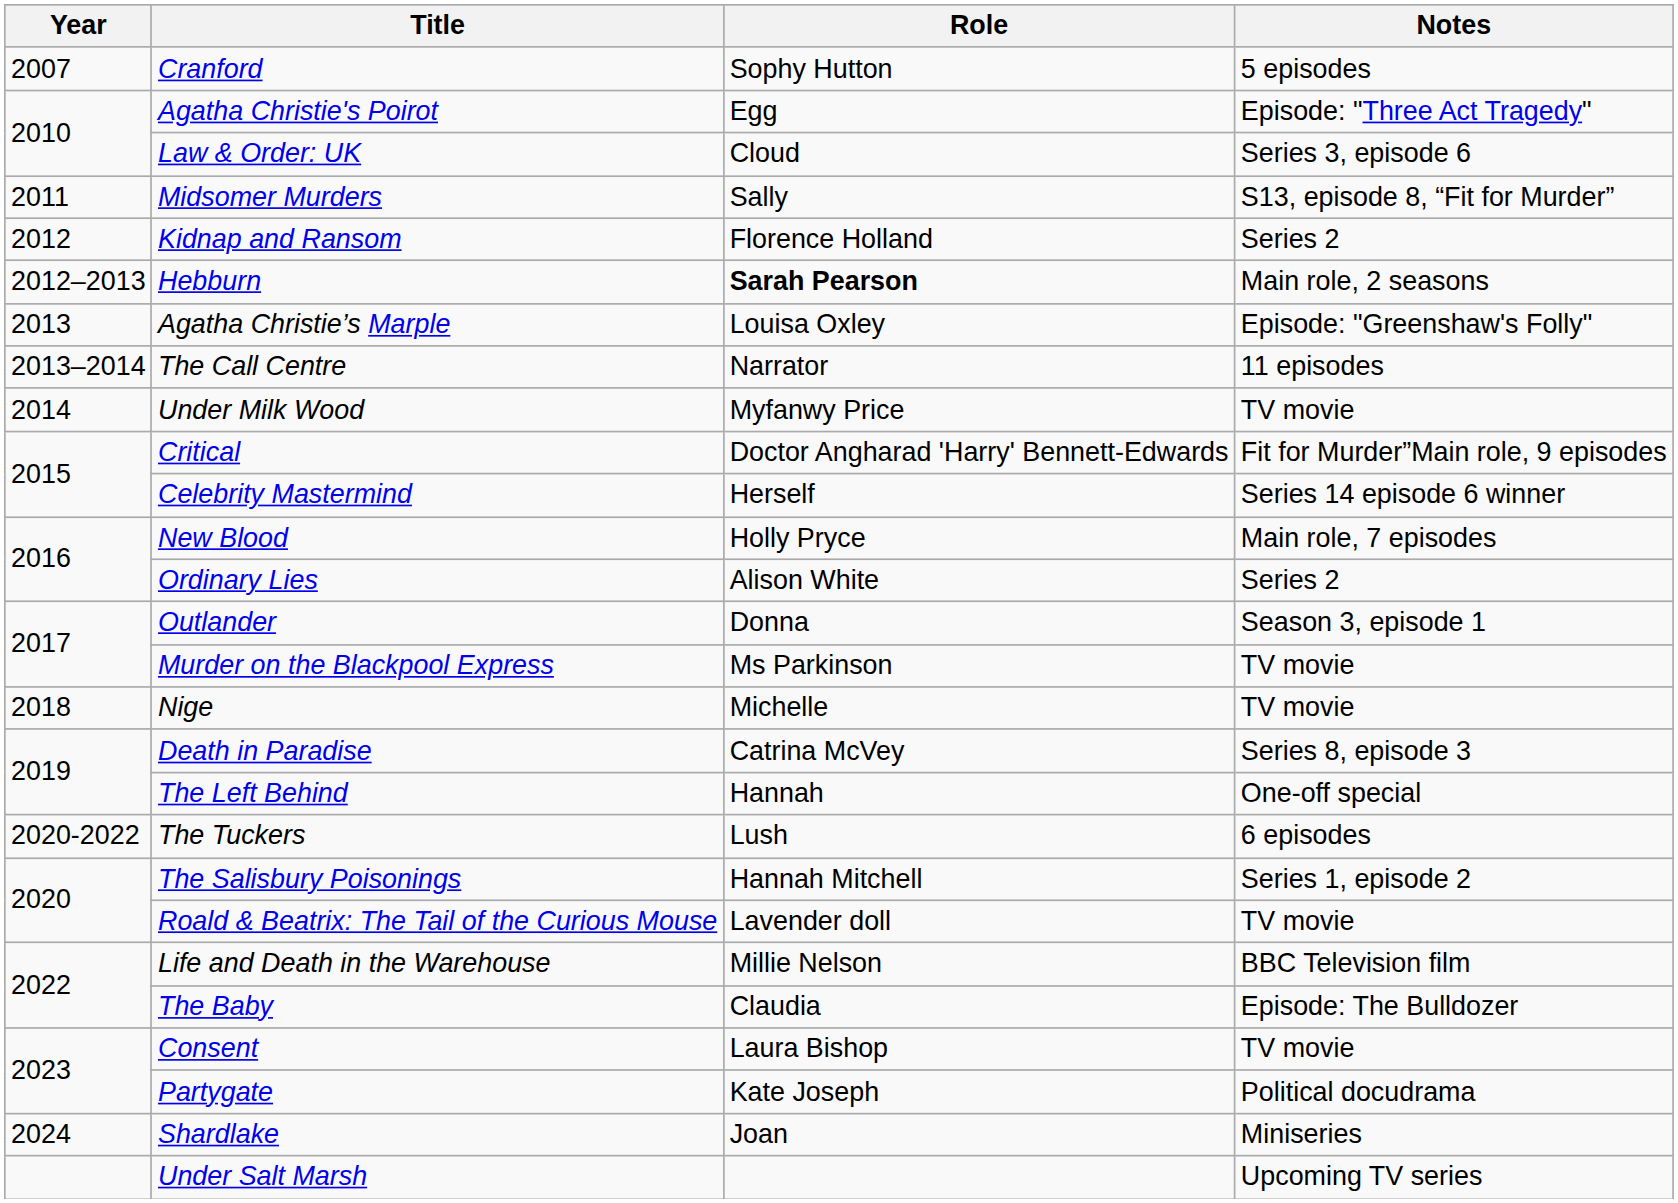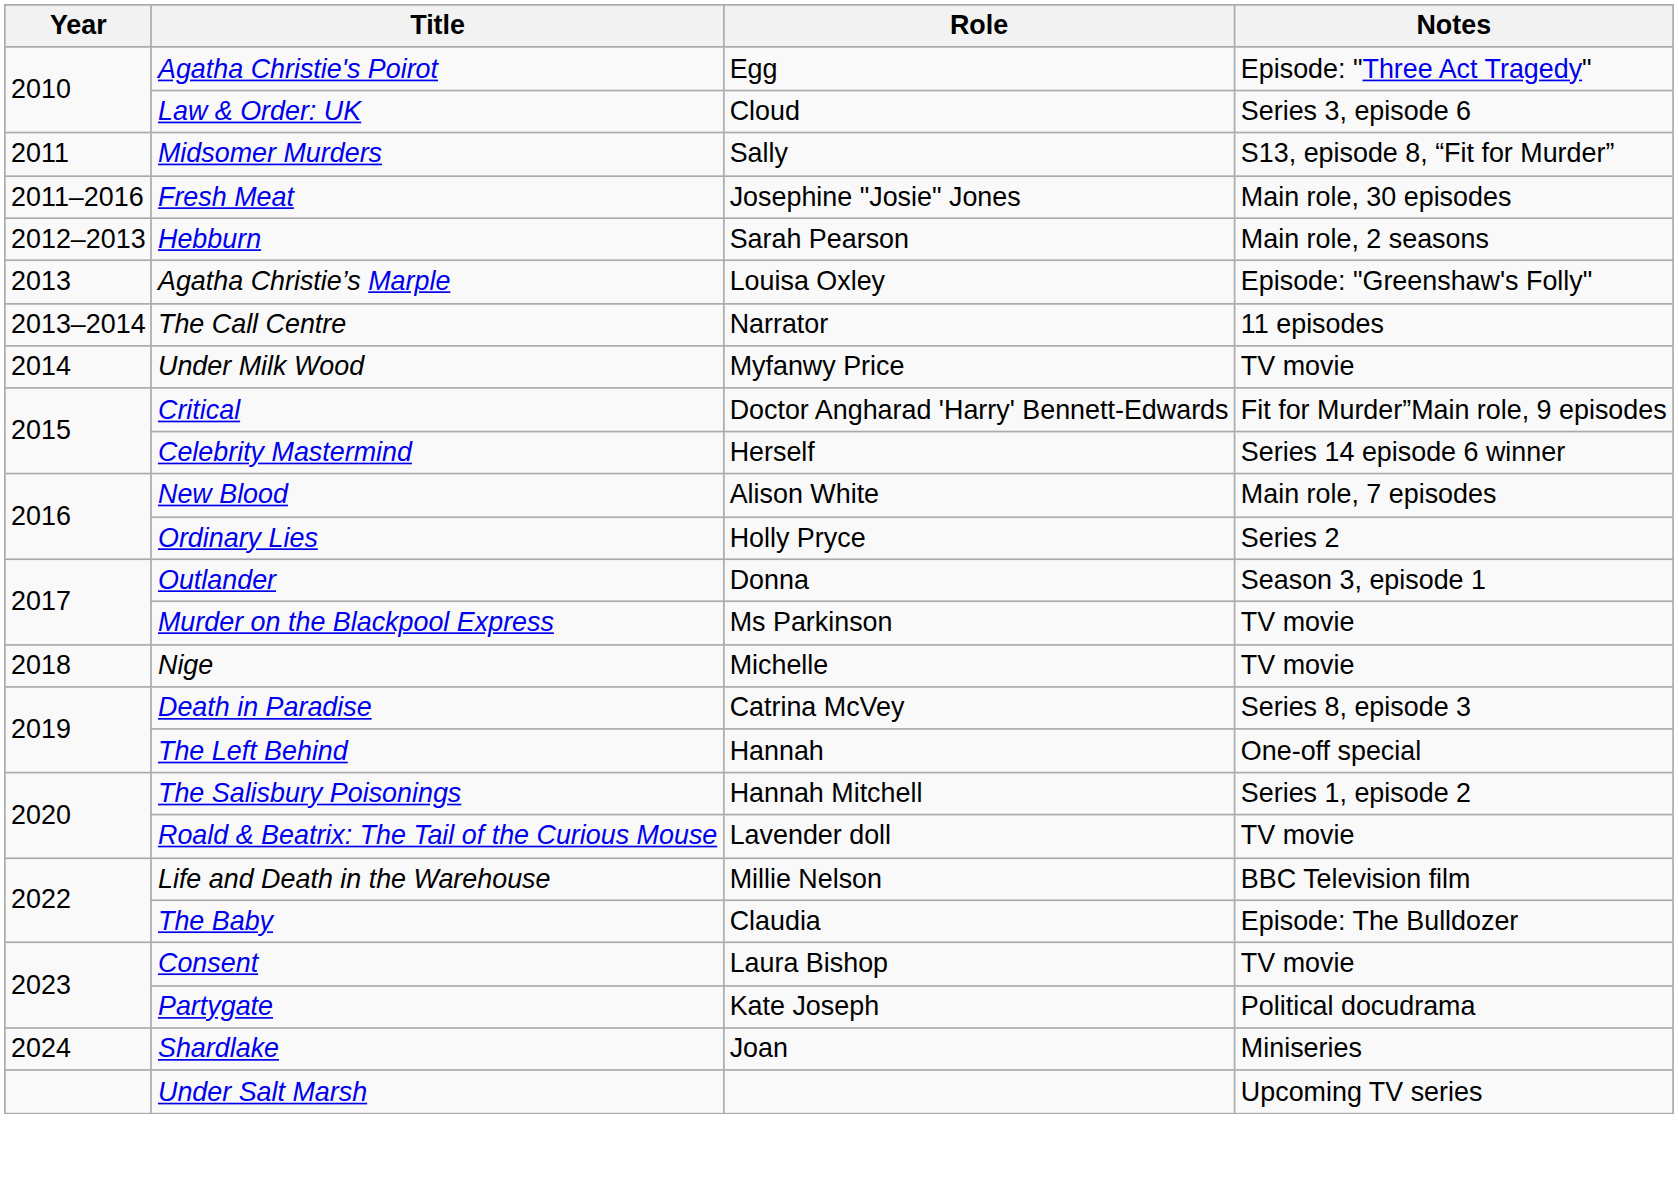- row: (210, 68)
+ row: (226, 196)
- row: (280, 238)
(824, 281) bold -> (819, 238) normal
(798, 537) Holly Pryce -> (804, 494) Alison White
(804, 580) Alison White -> (798, 537) Holly Pryce
- row: (232, 835)
